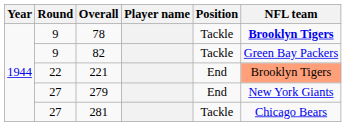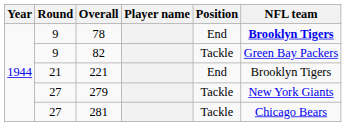(217, 33) Tackle -> (217, 33) End
(55, 72) 22 -> (55, 72) 21
(291, 72) lightsalmon background -> (291, 72) no background
(217, 92) End -> (217, 92) Tackle
